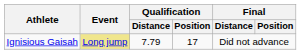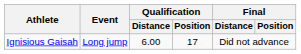(105, 42) khaki background -> (105, 42) no background
(151, 42) 7.79 -> (151, 42) 6.00
